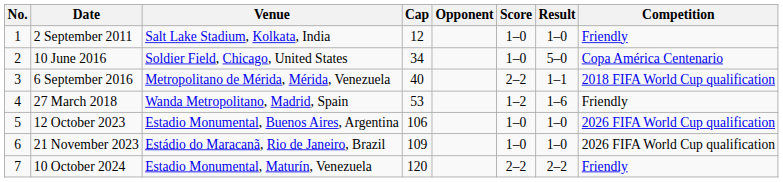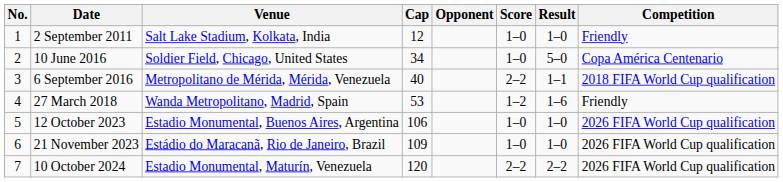(605, 166) Friendly -> (678, 166) 2026 FIFA World Cup qualification
